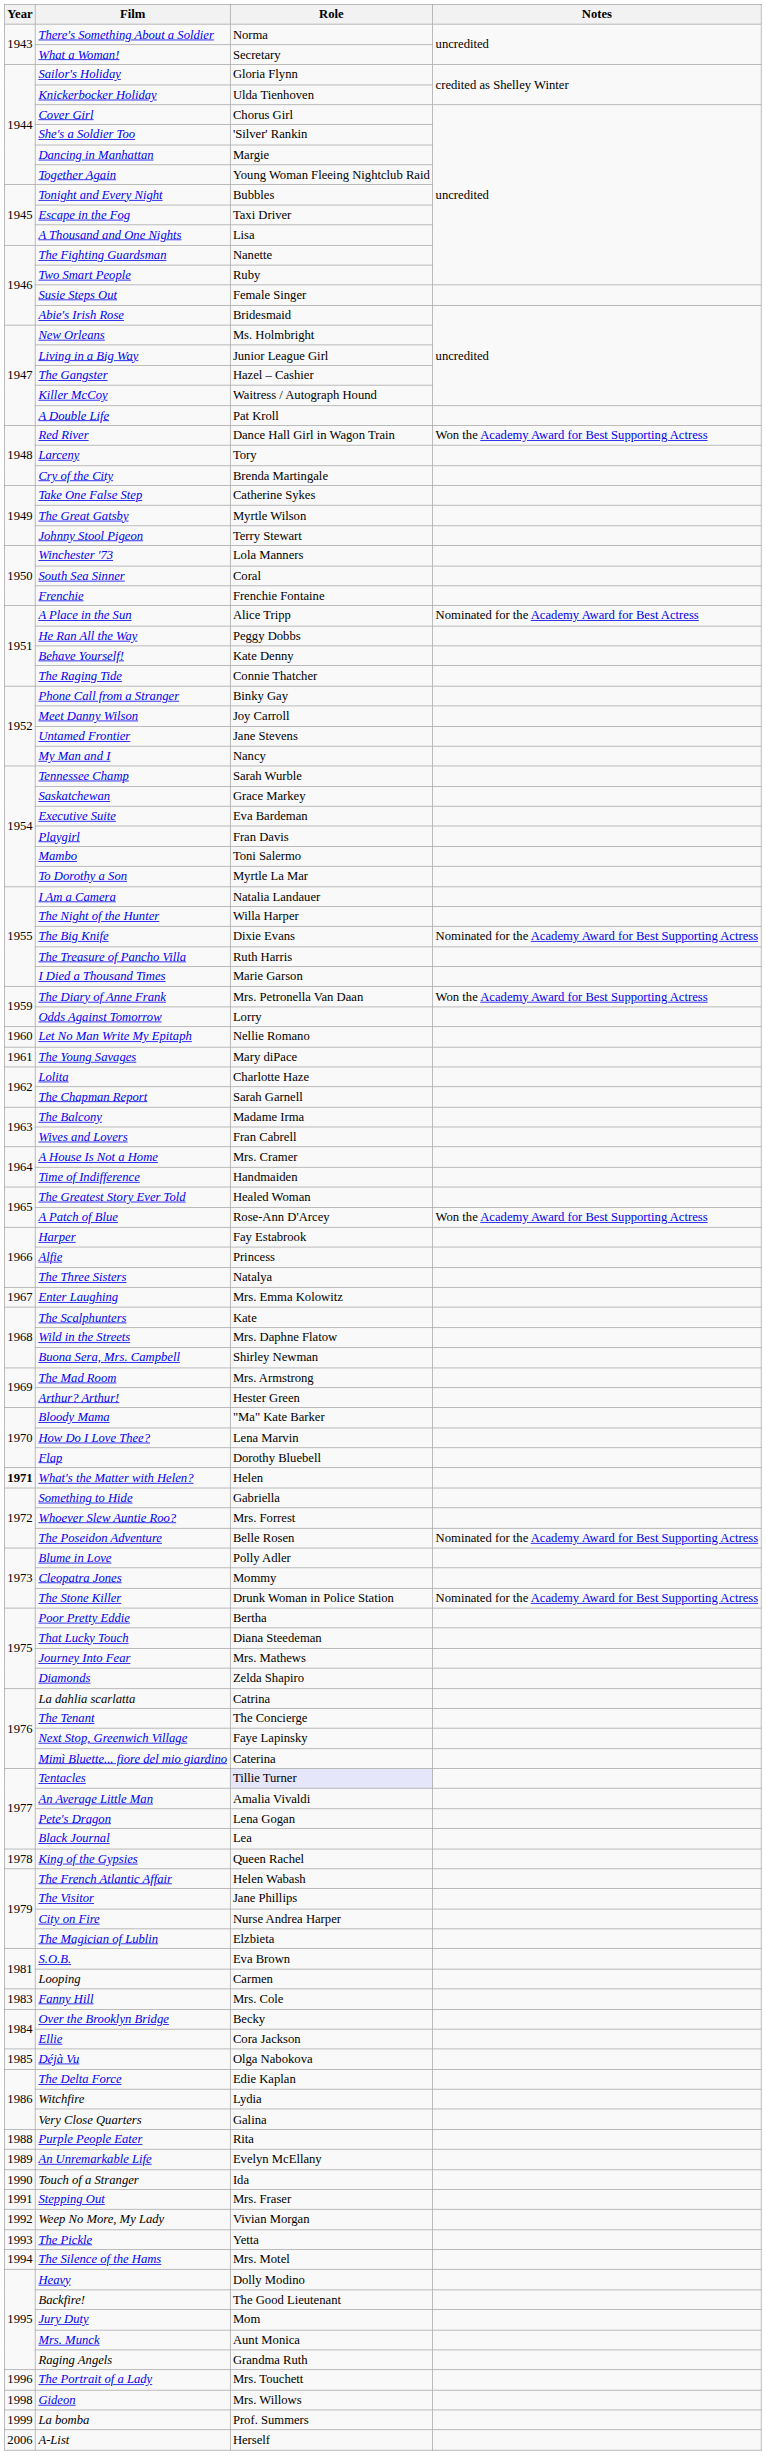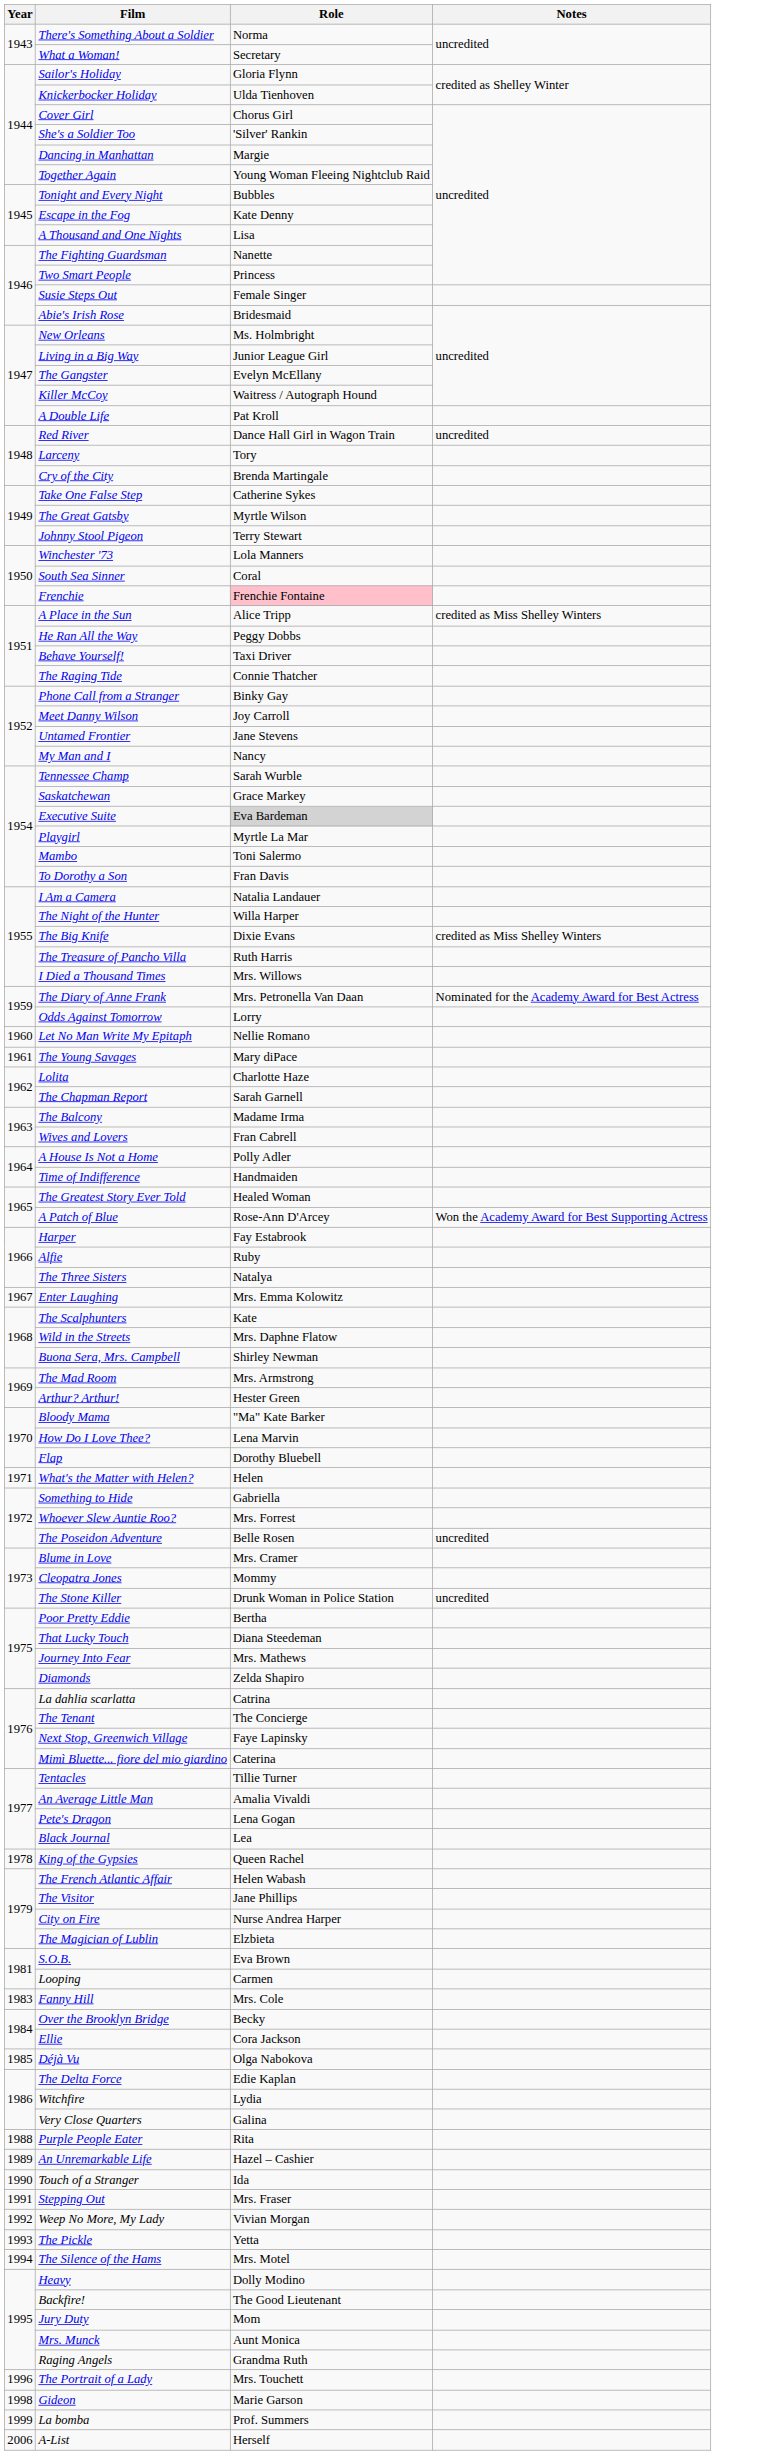(262, 214) Taxi Driver -> (263, 214) Kate Denny
(247, 275) Ruby -> (254, 275) Princess
(273, 375) Hazel – Cashier -> (277, 375) Evelyn McEllany
(572, 435) Won the Academy Award for Best Supporting Actress -> (462, 435) uncredited
(279, 595) no background -> (279, 595) pink background
(567, 615) Nominated for the Academy Award for Best Actress -> (518, 615) credited as Miss Shelley Winters
(263, 656) Kate Denny -> (262, 656) Taxi Driver
(270, 816) no background -> (270, 816) lightgrey background
(261, 836) Fran Davis -> (270, 836) Myrtle La Mar
(270, 876) Myrtle La Mar -> (261, 876) Fran Davis
(597, 936) Nominated for the Academy Award for Best Supporting Actress -> (518, 936) credited as Miss Shelley Winters
(268, 976) Marie Garson -> (267, 976) Mrs. Willows
(572, 996) Won the Academy Award for Best Supporting Actress -> (567, 996) Nominated for the Academy Award for Best Actress
(265, 1157) Mrs. Cramer -> (262, 1157) Polly Adler
(254, 1257) Princess -> (247, 1257) Ruby
(20, 1477) bold -> (20, 1477) normal
(597, 1538) Nominated for the Academy Award for Best Supporting Actress -> (462, 1538) uncredited
(262, 1558) Polly Adler -> (265, 1558) Mrs. Cramer
(597, 1598) Nominated for the Academy Award for Best Supporting Actress -> (462, 1598) uncredited
(265, 1778) lavender background -> (265, 1778) no background
(277, 2159) Evelyn McEllany -> (273, 2159) Hazel – Cashier
(267, 2400) Mrs. Willows -> (268, 2400) Marie Garson
